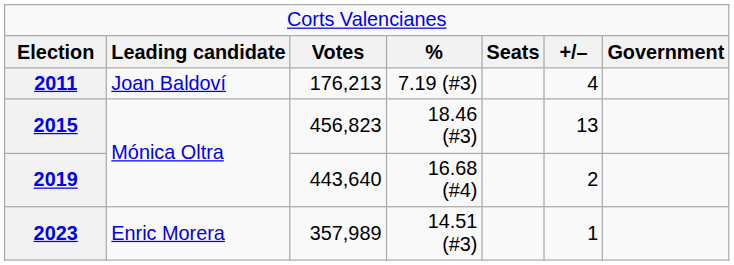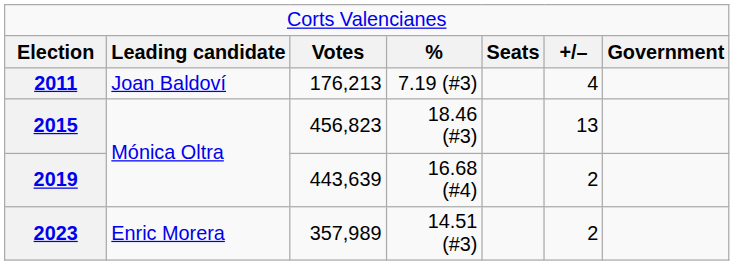(346, 179) 443,640 -> (346, 179) 443,639
(593, 233) 1 -> (593, 233) 2
